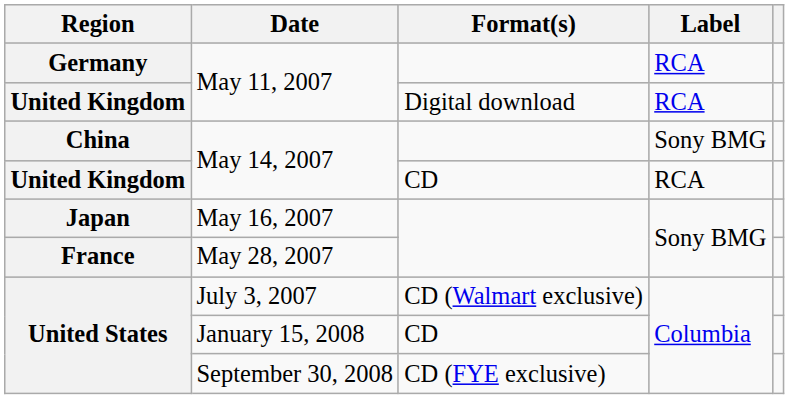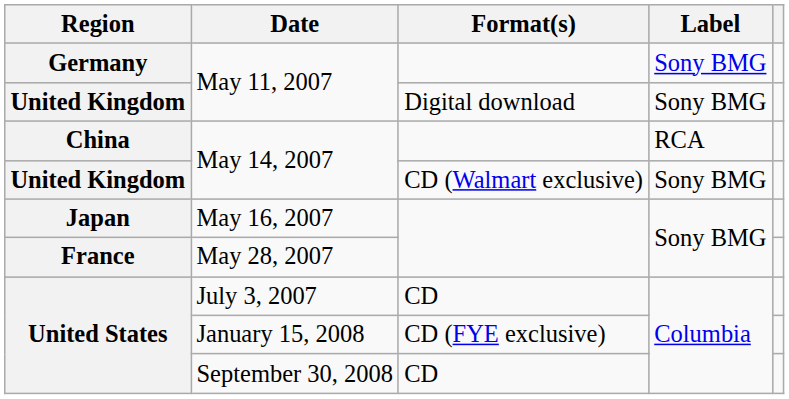(679, 62) RCA -> (710, 62) Sony BMG
(679, 101) RCA -> (710, 101) Sony BMG
(710, 140) Sony BMG -> (679, 140) RCA
(421, 179) CD -> (524, 179) CD (Walmart exclusive)
(679, 179) RCA -> (710, 179) Sony BMG
(524, 295) CD (Walmart exclusive) -> (421, 295) CD
(421, 334) CD -> (505, 334) CD (FYE exclusive)
(505, 373) CD (FYE exclusive) -> (421, 373) CD
